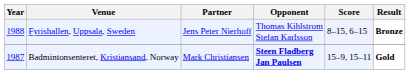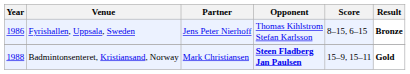(15, 32) 1988 -> (15, 32) 1986
(15, 57) 1987 -> (15, 57) 1988
